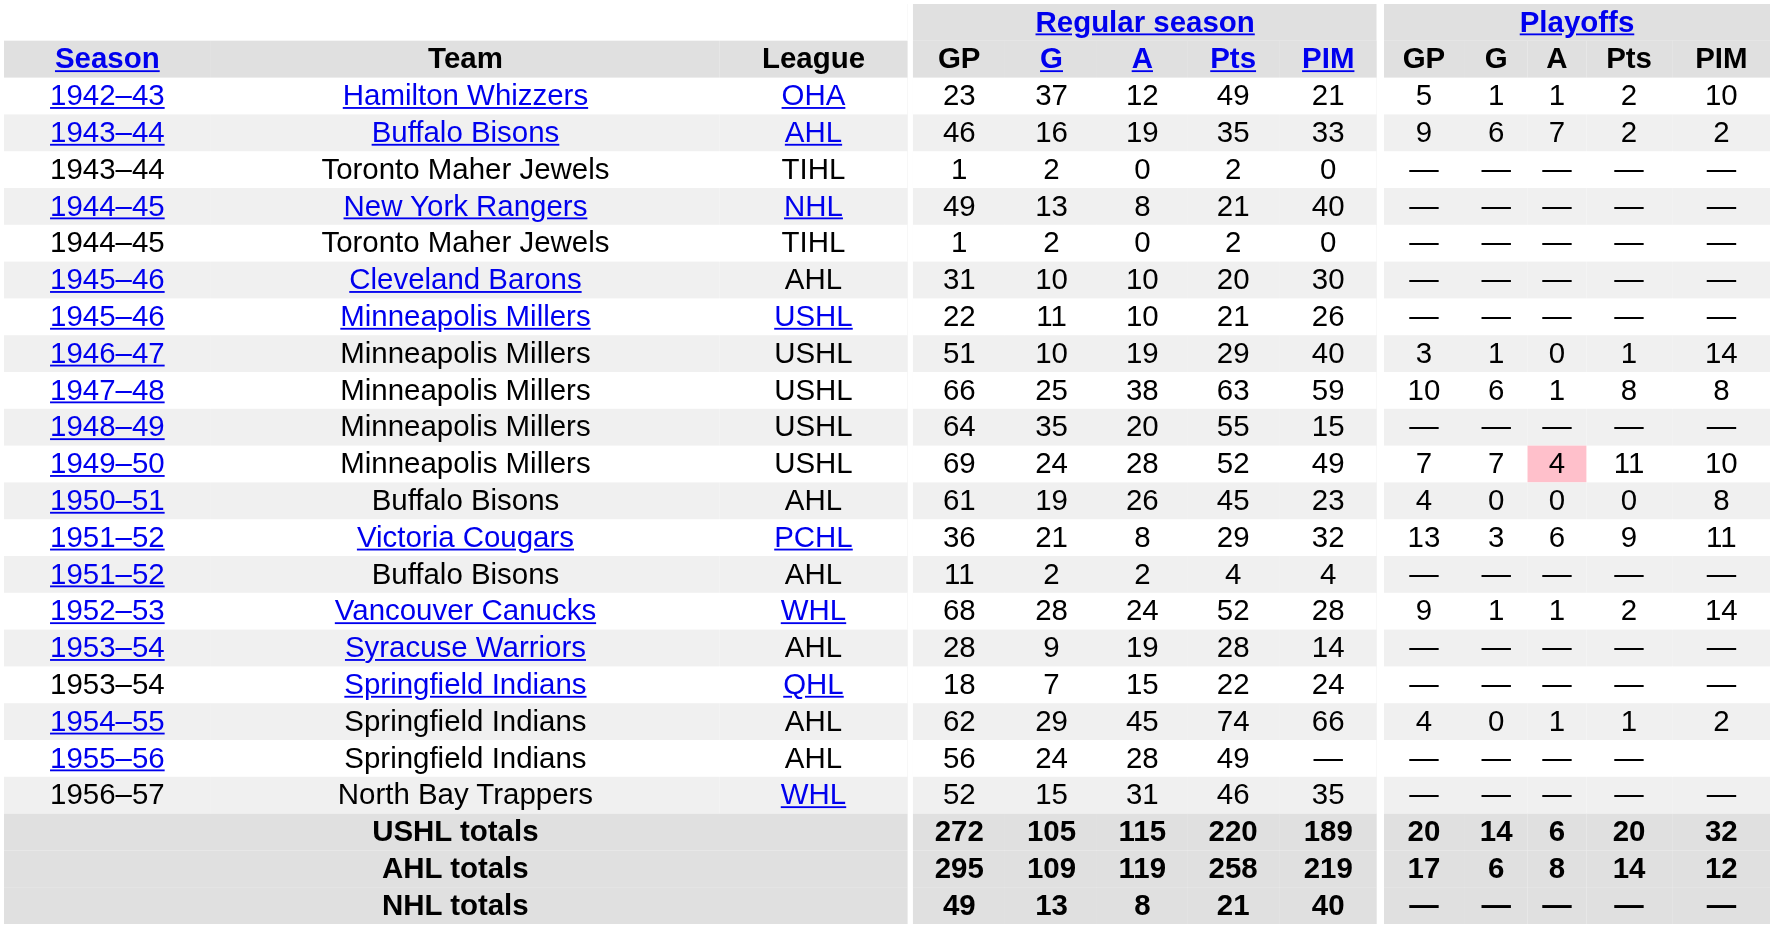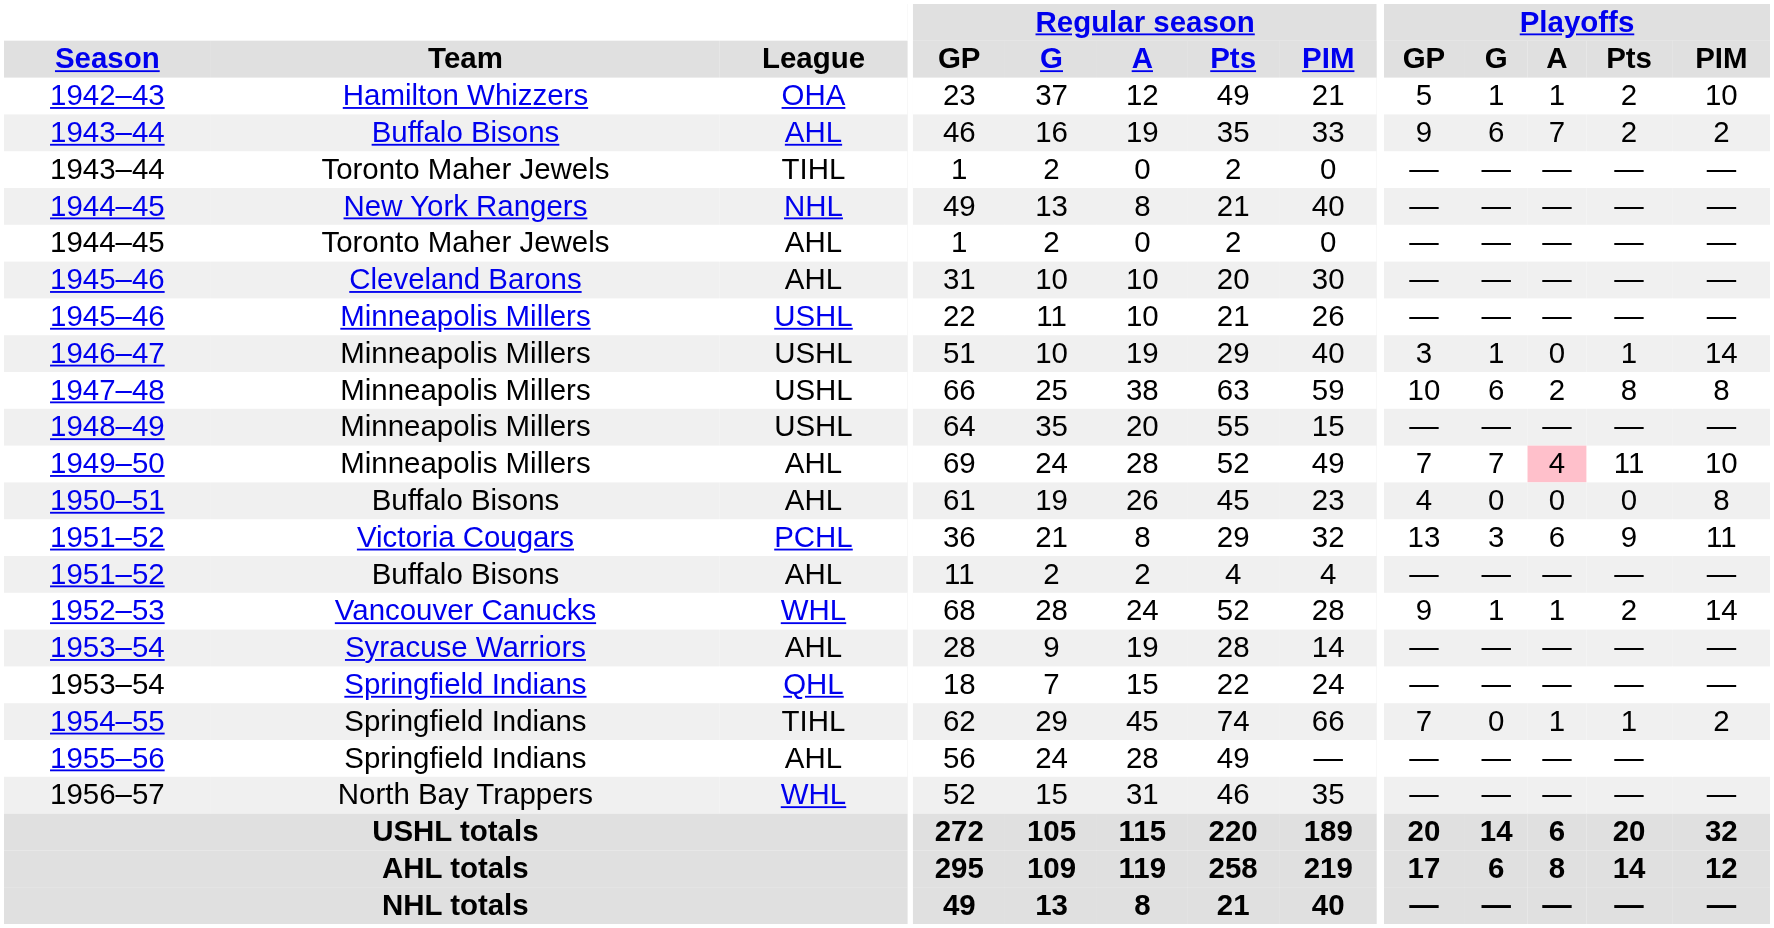(813, 242) TIHL -> (813, 242) AHL
(1557, 389) 1 -> (1557, 389) 2
(813, 463) USHL -> (813, 463) AHL
(813, 721) AHL -> (813, 721) TIHL
(1424, 721) 4 -> (1424, 721) 7
